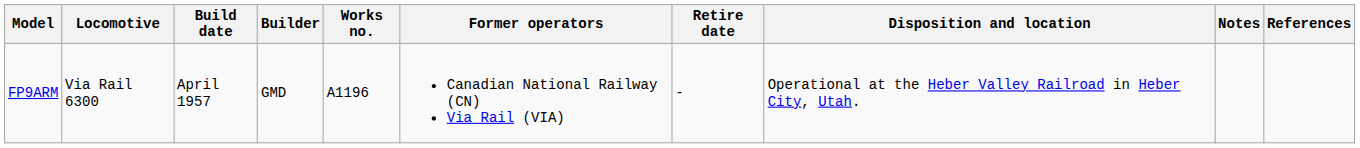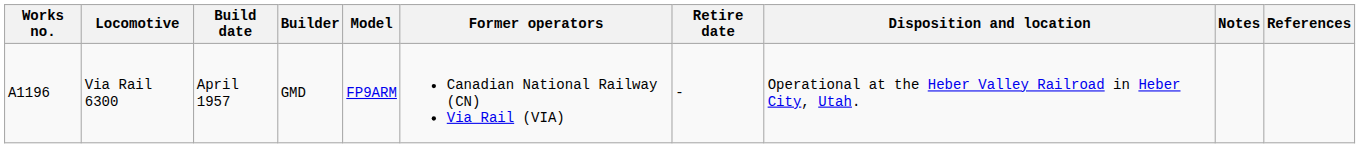columns swapped: (362, 24) <-> (33, 24)
